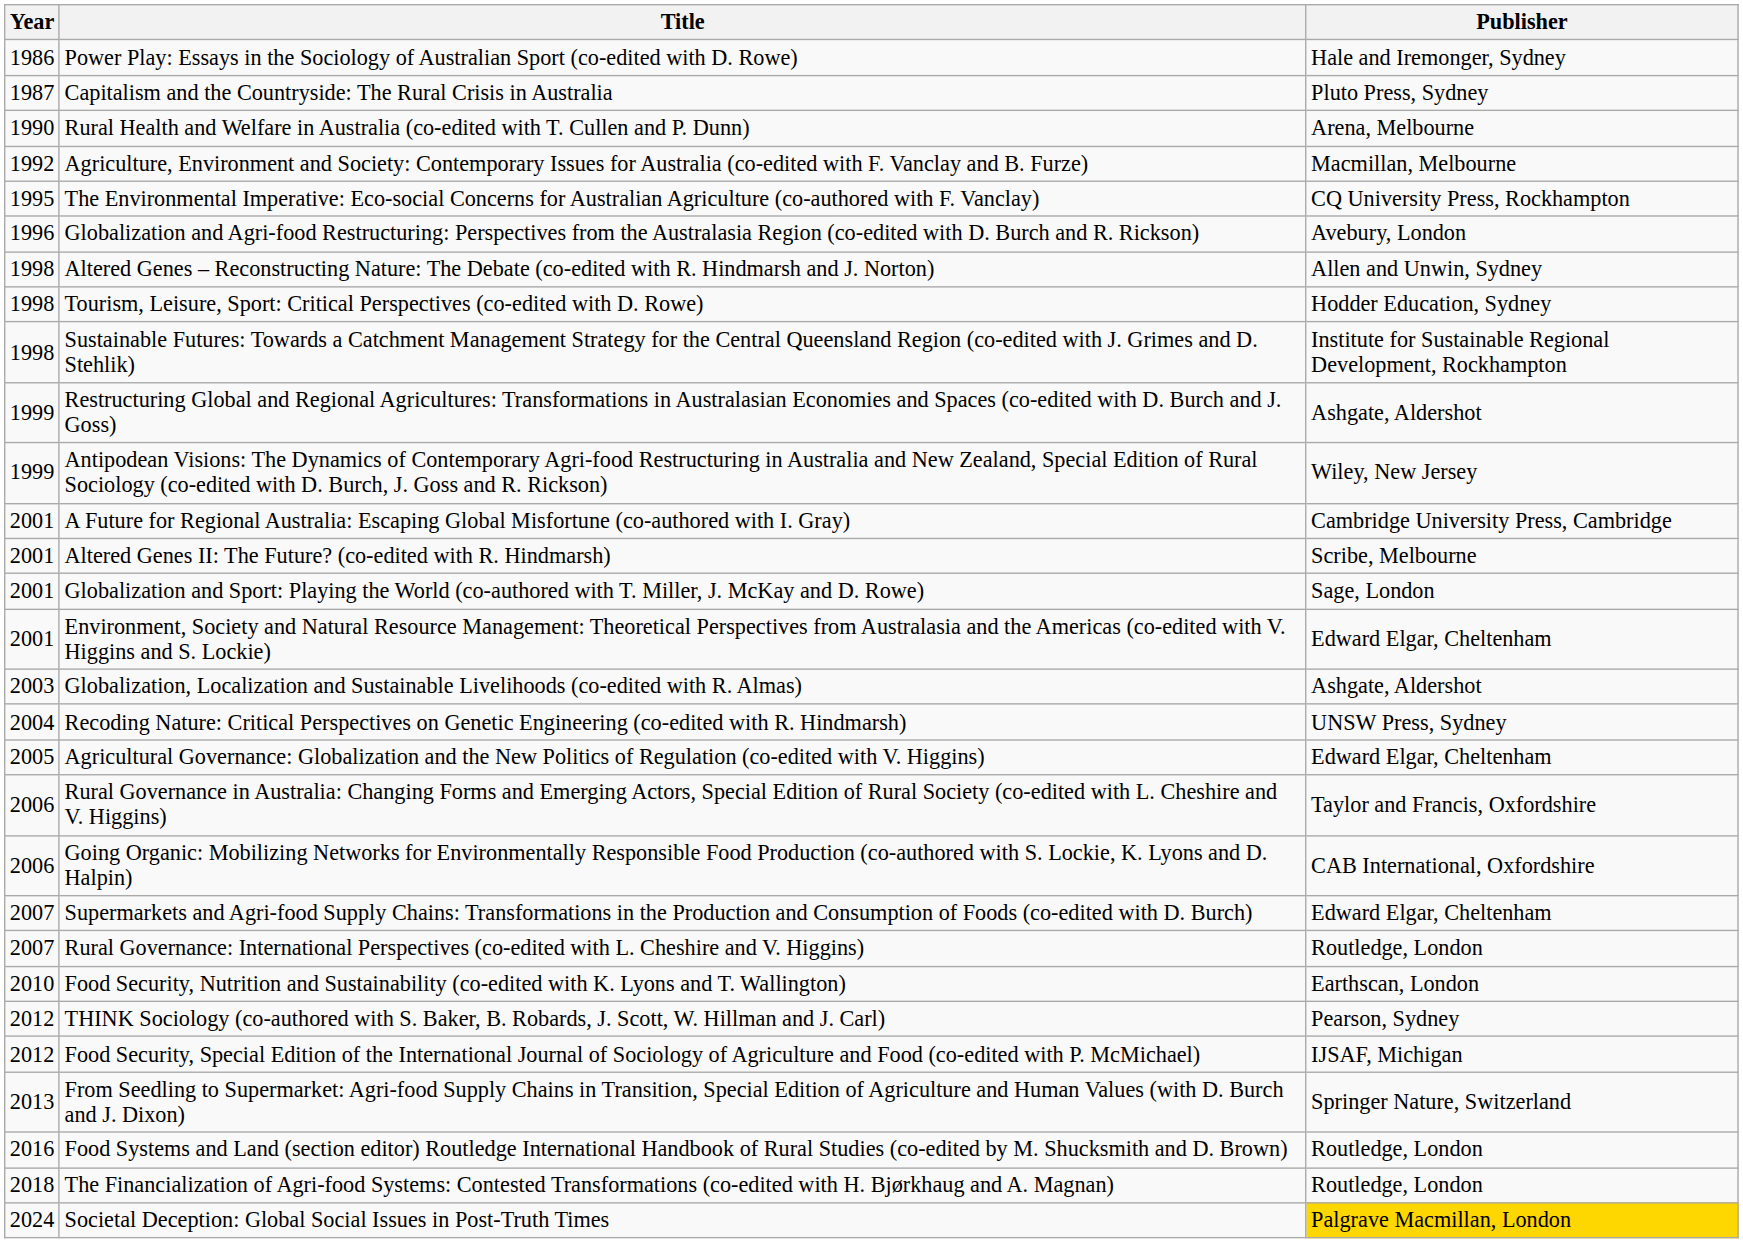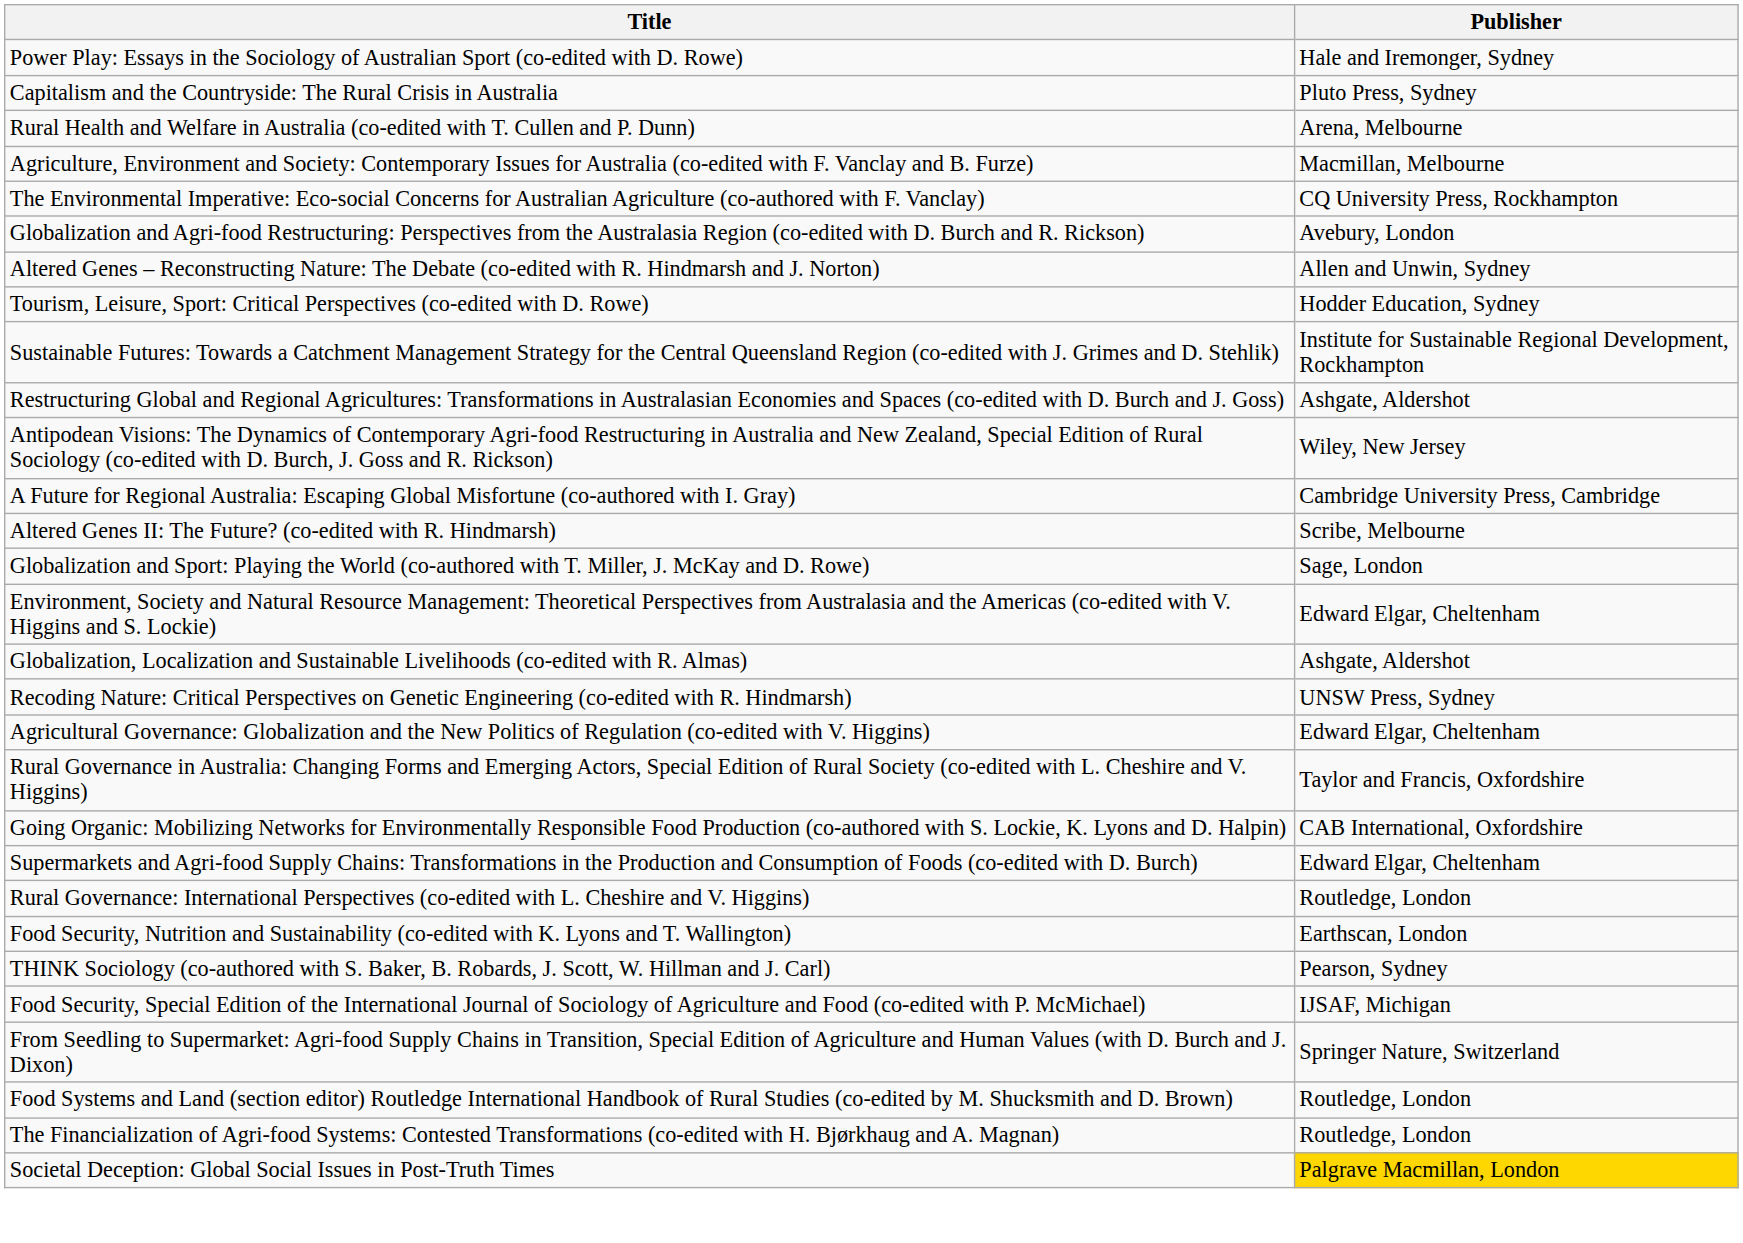- column: (32, 22)
